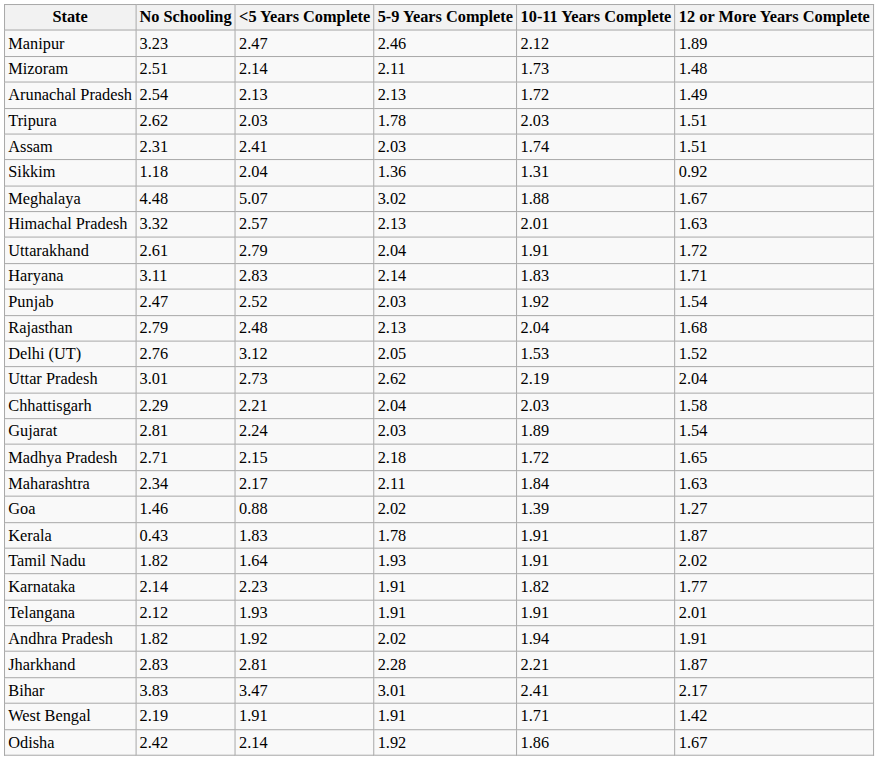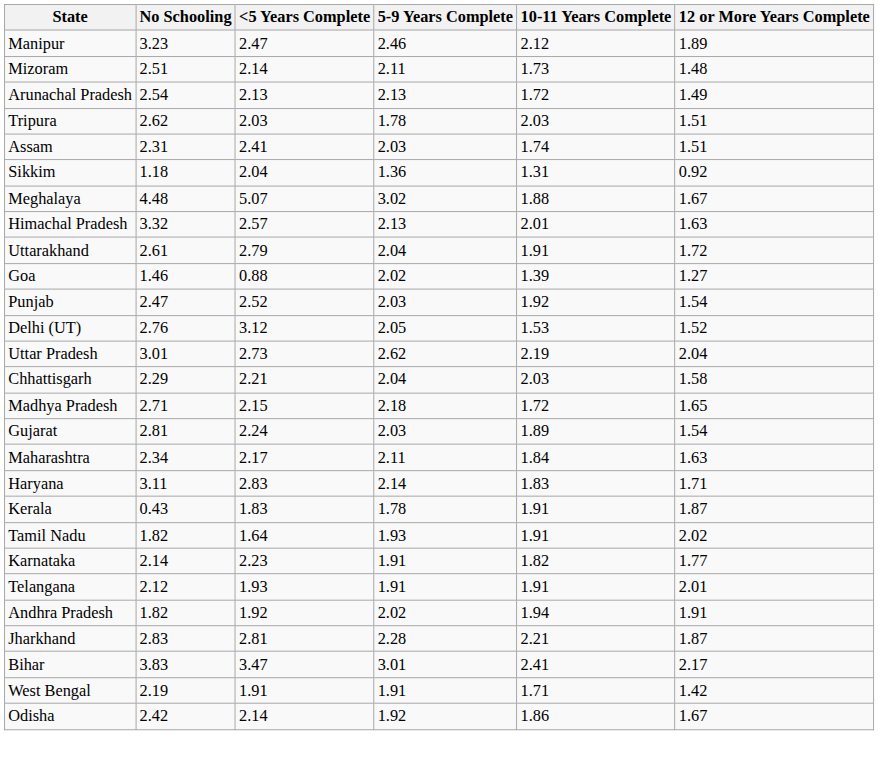rows swapped: (36, 276) <-> (22, 509)
- row: (40, 328)
rows swapped: (63, 457) <-> (33, 431)
